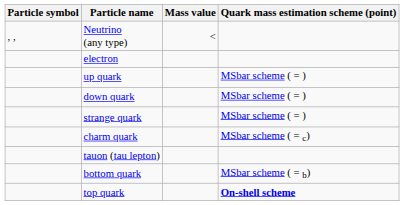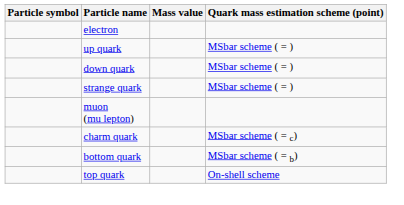- row: (106, 36)
+ row: (109, 112)
- row: (122, 155)
(258, 192) bold -> (244, 175) normal
